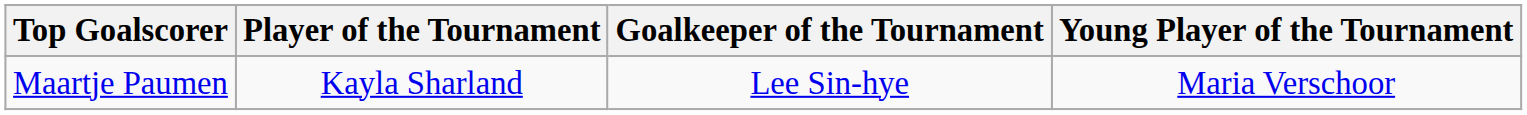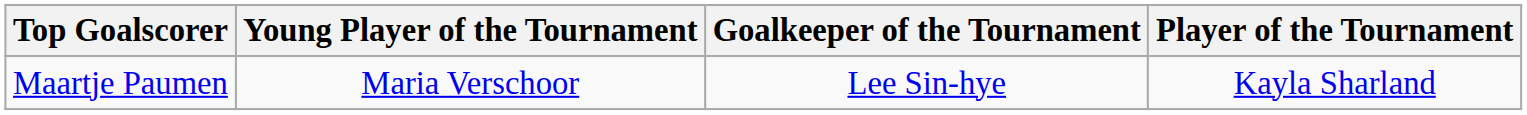columns swapped: (422, 30) <-> (1286, 30)
